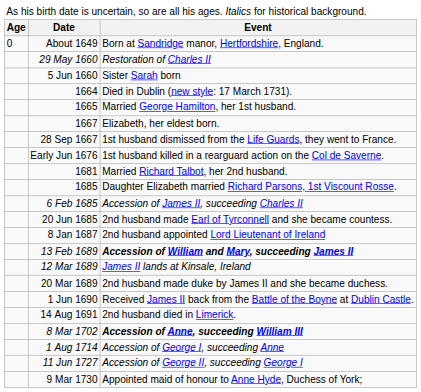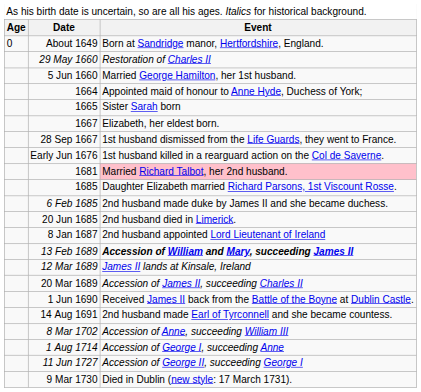(141, 75) Sister Sarah born -> (199, 75) Married George Hamilton, her 1st husband.
(197, 91) Died in Dublin (new style: 17 March 1731). -> (232, 91) Appointed maid of honour to Anne Hyde, Duchess of York;
(199, 107) Married George Hamilton, her 1st husband. -> (141, 107) Sister Sarah born
(195, 171) no background -> (195, 171) pink background
(203, 203) Accession of James II, succeeding Charles II -> (245, 203) 2nd husband made duke by James II and she became duchess.
(247, 219) 2nd husband made Earl of Tyrconnell and she became countess. -> (169, 219) 2nd husband died in Limerick.
(245, 283) 2nd husband made duke by James II and she became duchess. -> (203, 283) Accession of James II, succeeding Charles II
(169, 315) 2nd husband died in Limerick. -> (247, 315) 2nd husband made Earl of Tyrconnell and she became countess.
(203, 331) bold -> (195, 331) normal
(232, 379) Appointed maid of honour to Anne Hyde, Duchess of York; -> (197, 379) Died in Dublin (new style: 17 March 1731).
